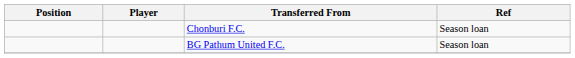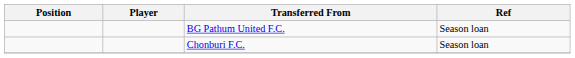rows swapped: (216, 28) <-> (236, 45)
